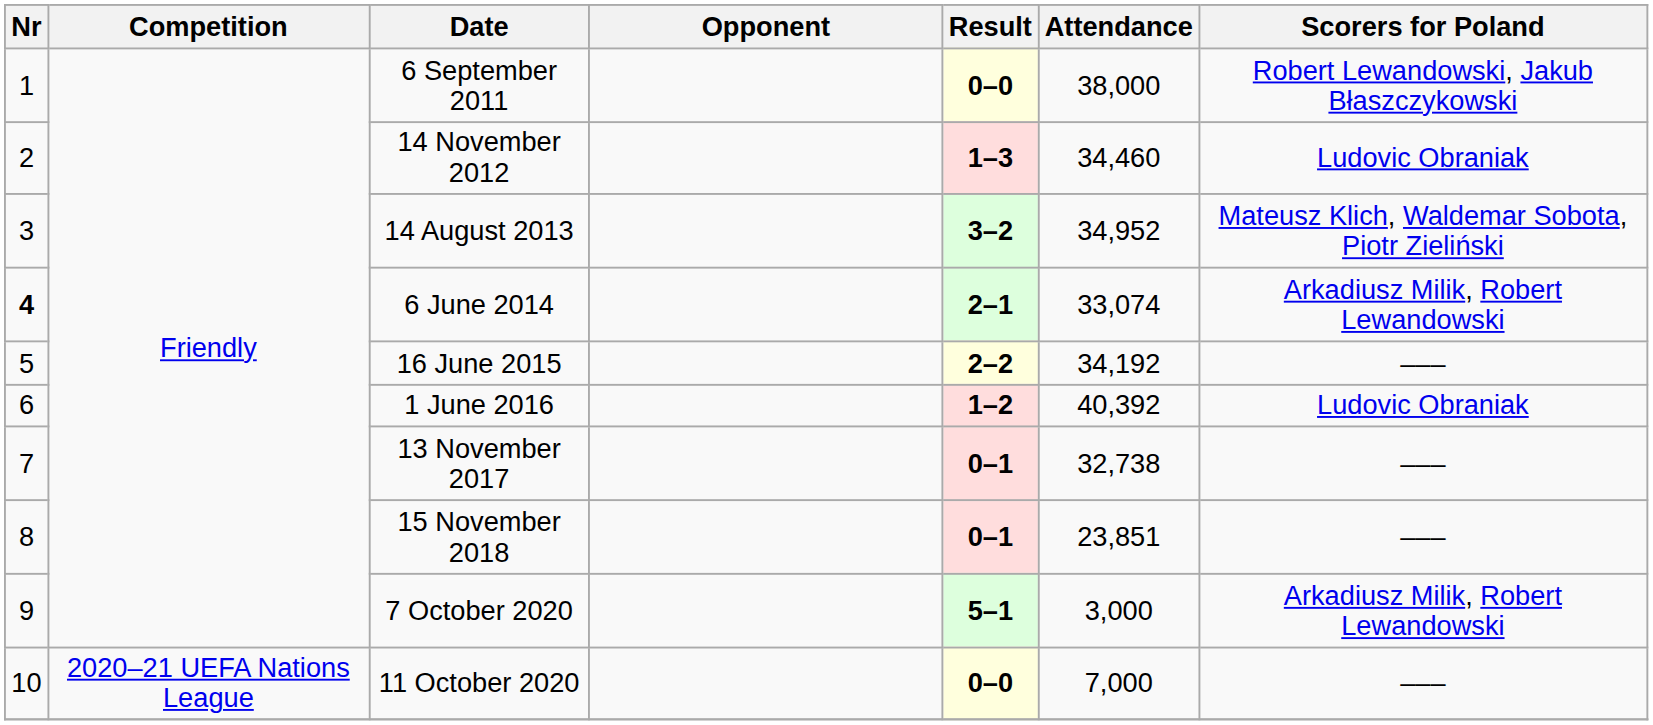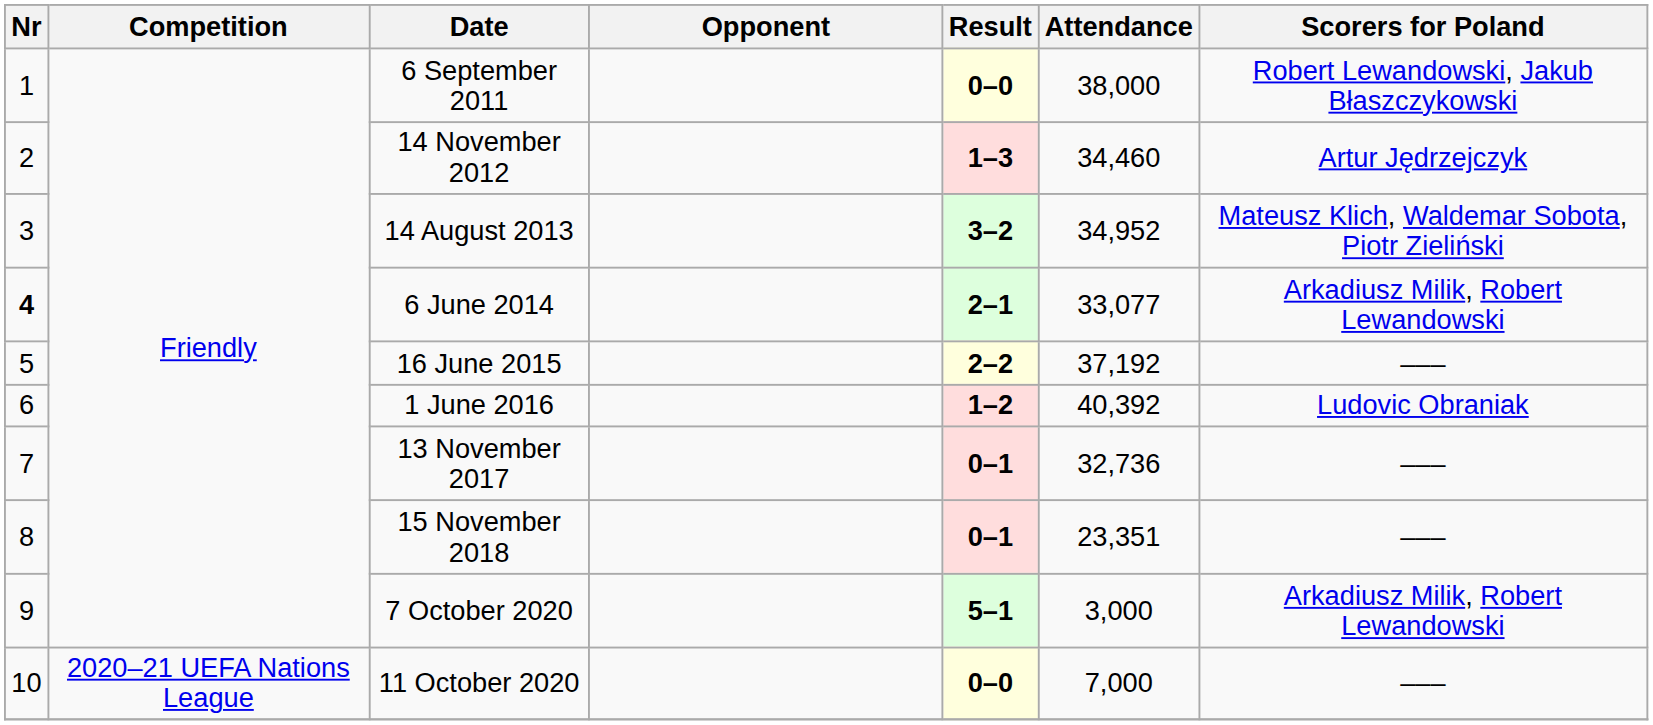(1423, 158) Ludovic Obraniak -> (1423, 158) Artur Jędrzejczyk
(1119, 305) 33,074 -> (1119, 305) 33,077
(1119, 363) 34,192 -> (1119, 363) 37,192
(1119, 464) 32,738 -> (1119, 464) 32,736
(1119, 537) 23,851 -> (1119, 537) 23,351
